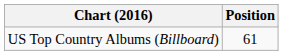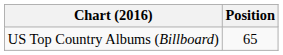(250, 38) 61 -> (250, 38) 65
